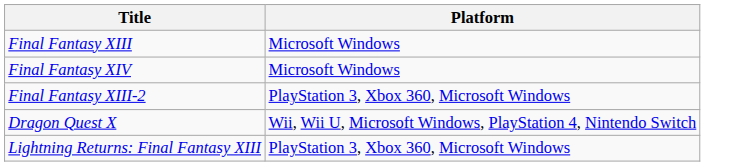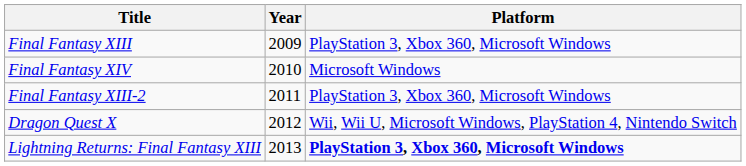+ column: (285, 17)
(334, 43) Microsoft Windows -> (460, 43) PlayStation 3, Xbox 360, Microsoft Windows
(419, 148) normal -> (466, 148) bold
